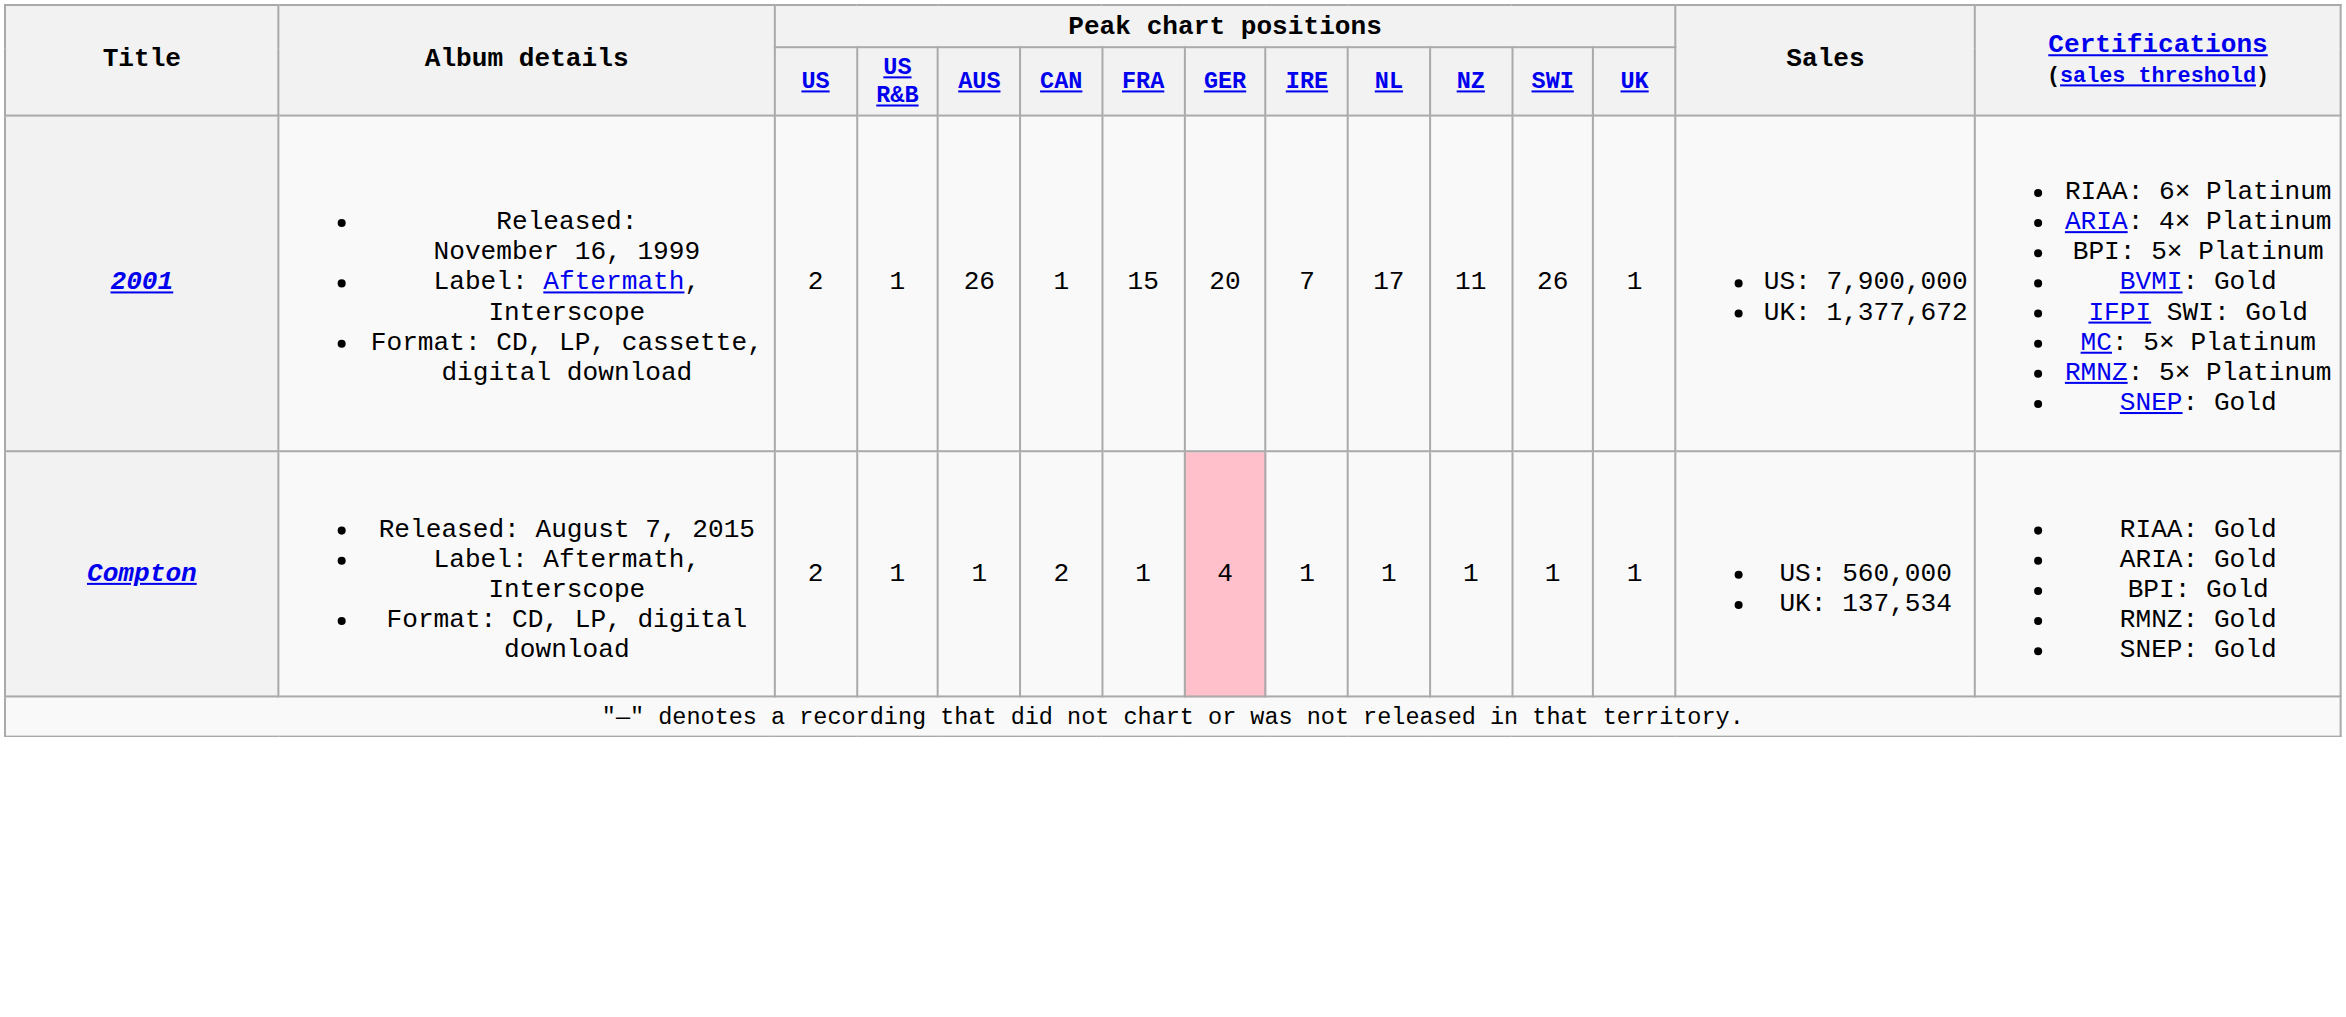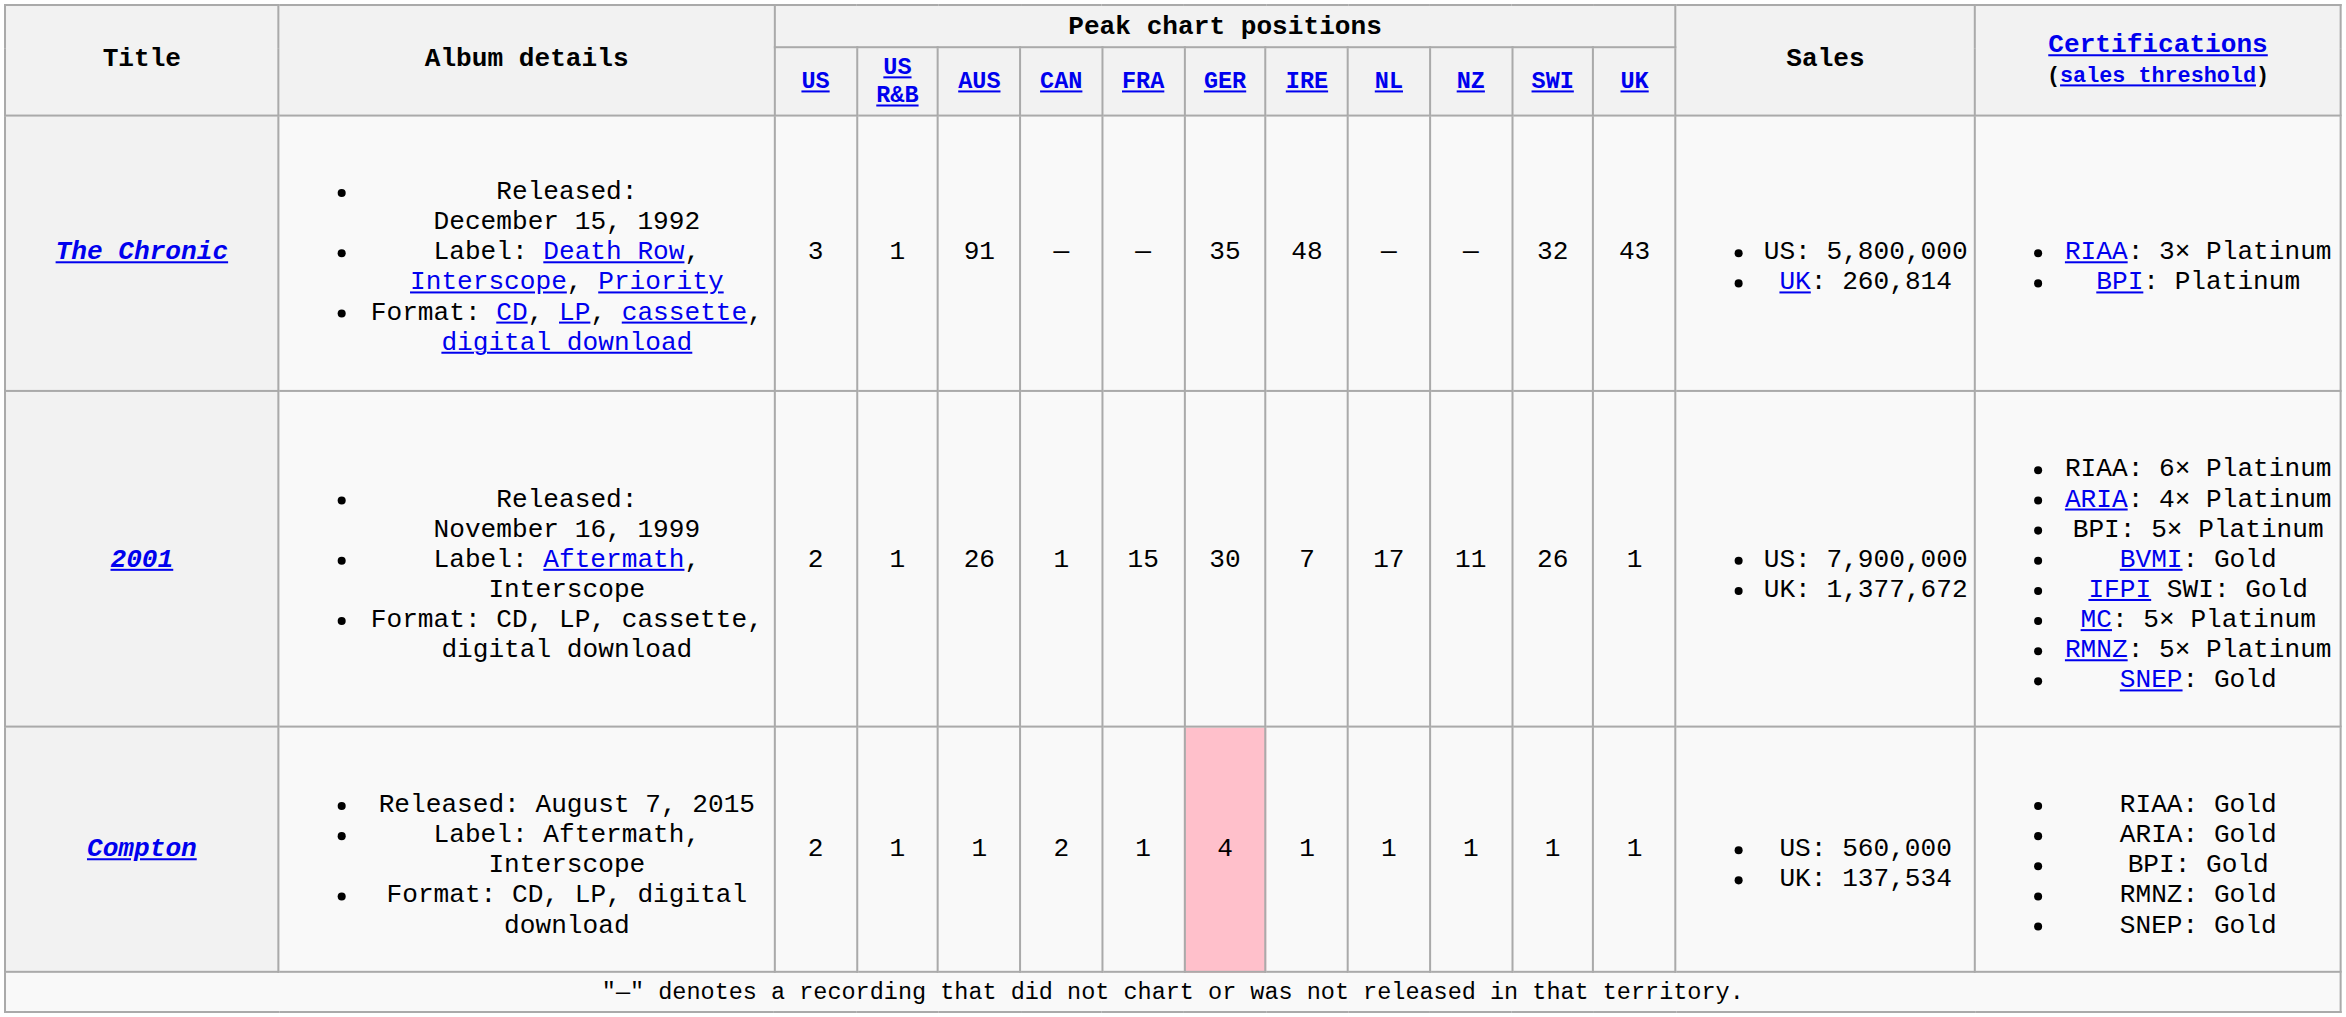+ row: (142, 253)
(1225, 283) 20 -> (1225, 559) 30
